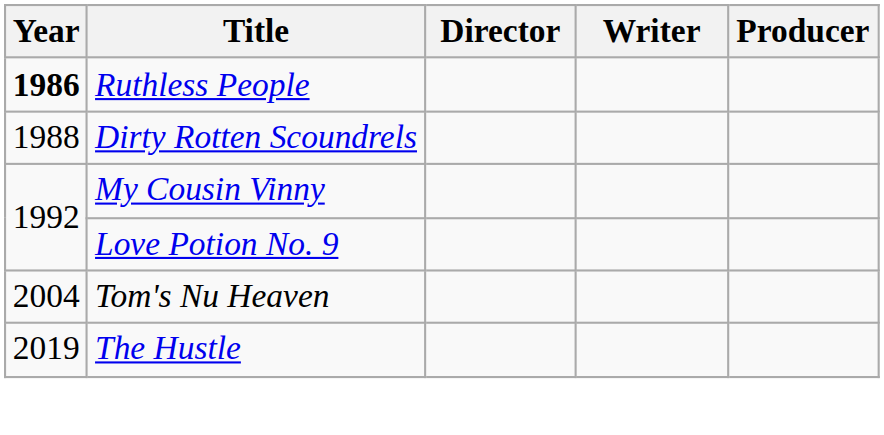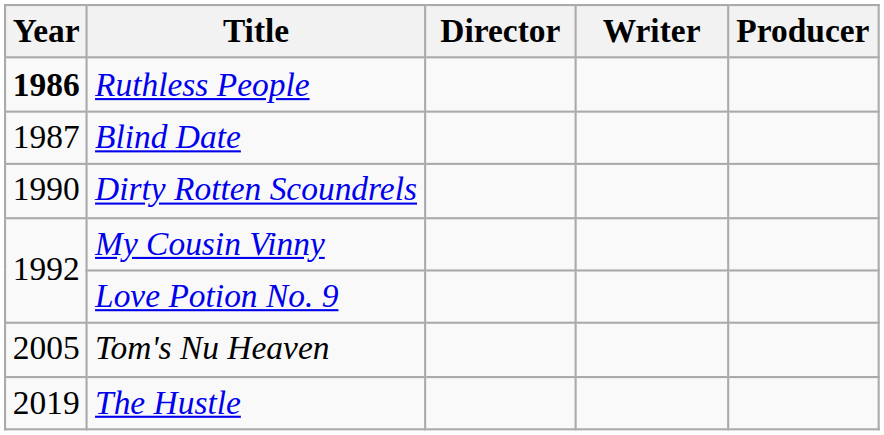+ row: (168, 137)
(46, 137) 1988 -> (46, 190) 1990
(46, 296) 2004 -> (46, 349) 2005
